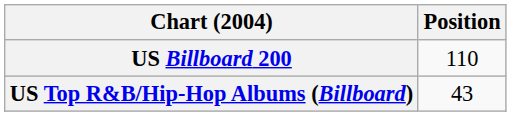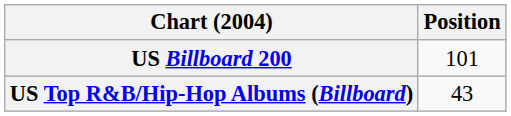(462, 57) 110 -> (462, 57) 101
